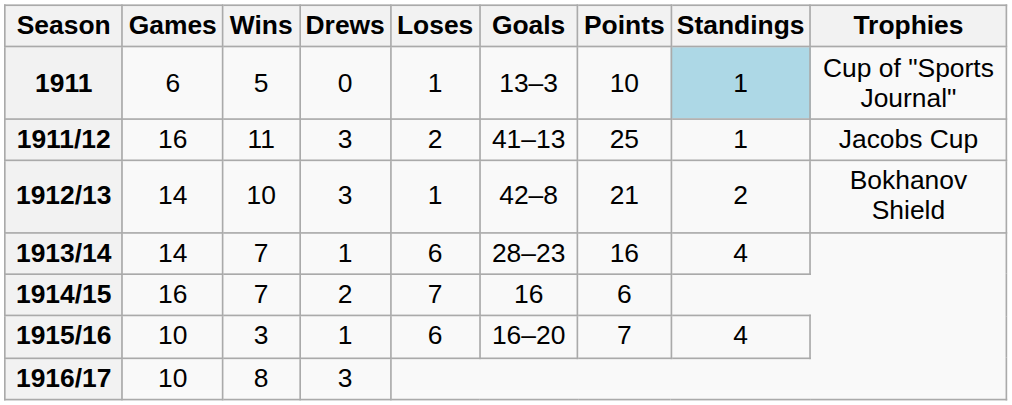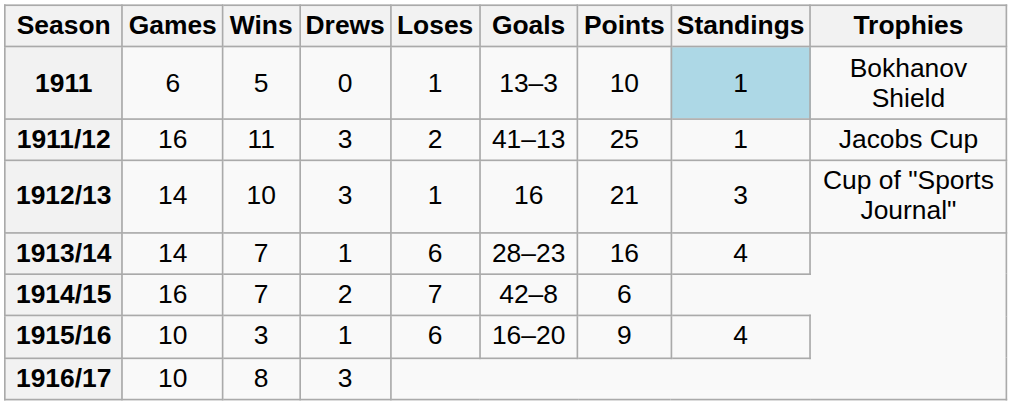(908, 82) Cup of "Sports Journal" -> (908, 82) Bokhanov Shield
(529, 195) 42–8 -> (529, 195) 16
(741, 195) 2 -> (741, 195) 3
(908, 195) Bokhanov Shield -> (908, 195) Cup of "Sports Journal"
(529, 294) 16 -> (529, 294) 42–8
(624, 336) 7 -> (624, 336) 9
